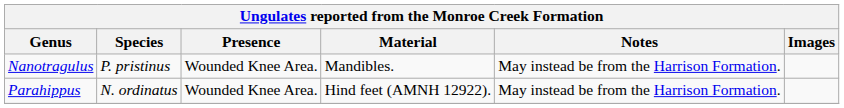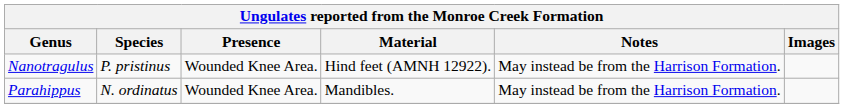(359, 66) Mandibles. -> (408, 66) Hind feet (AMNH 12922).
(408, 90) Hind feet (AMNH 12922). -> (359, 90) Mandibles.
